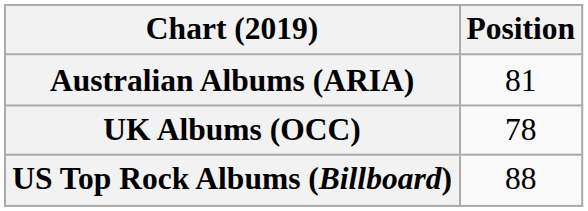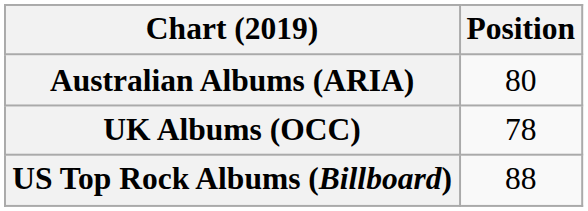(521, 79) 81 -> (521, 79) 80
